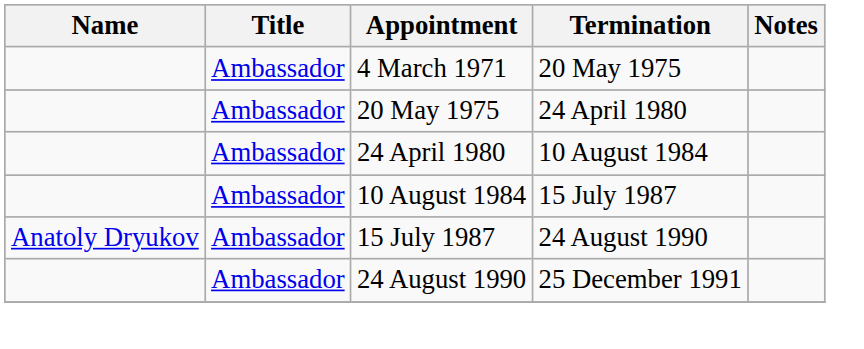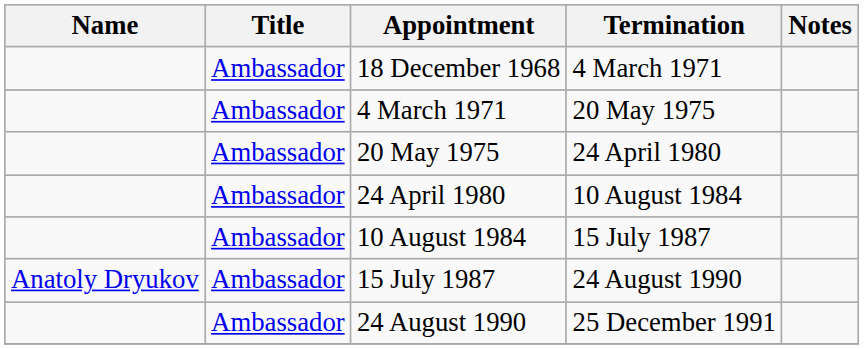+ row: (459, 68)
